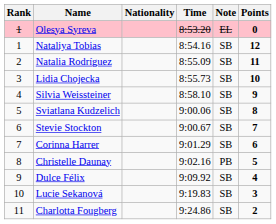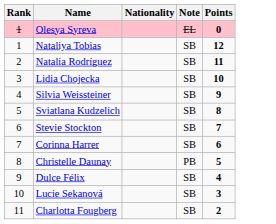- column: (195, 12)
